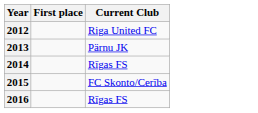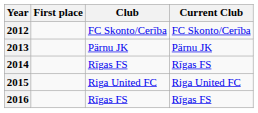+ column: (127, 13)
(122, 30) Riga United FC -> (211, 30) FC Skonto/Cerība
(127, 82) FC Skonto/Cerība -> (206, 82) Riga United FC
